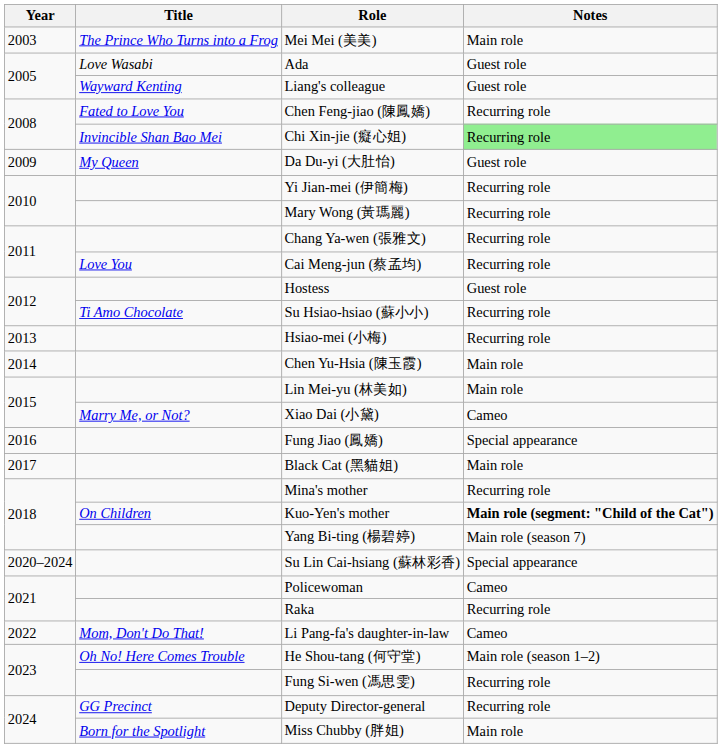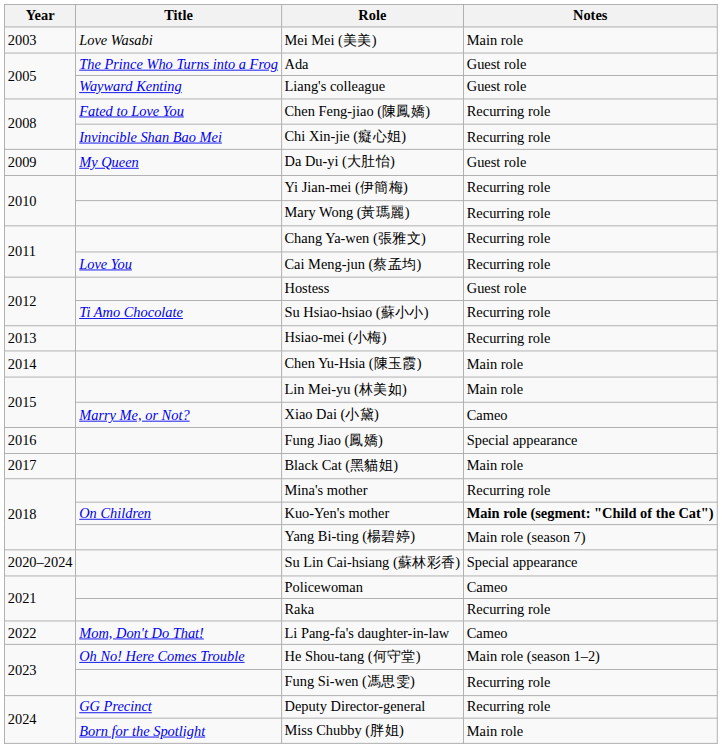(179, 40) The Prince Who Turns into a Frog -> (116, 40) Love Wasabi
(116, 64) Love Wasabi -> (179, 64) The Prince Who Turns into a Frog
(509, 136) lightgreen background -> (509, 136) no background
